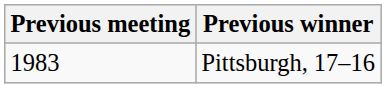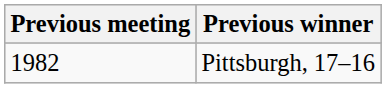(35, 62) 1983 -> (35, 62) 1982
